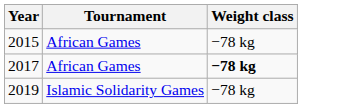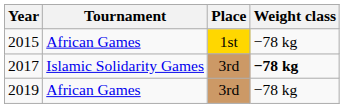+ column: (229, 16)
(93, 66) African Games -> (125, 66) Islamic Solidarity Games
(125, 90) Islamic Solidarity Games -> (93, 90) African Games
